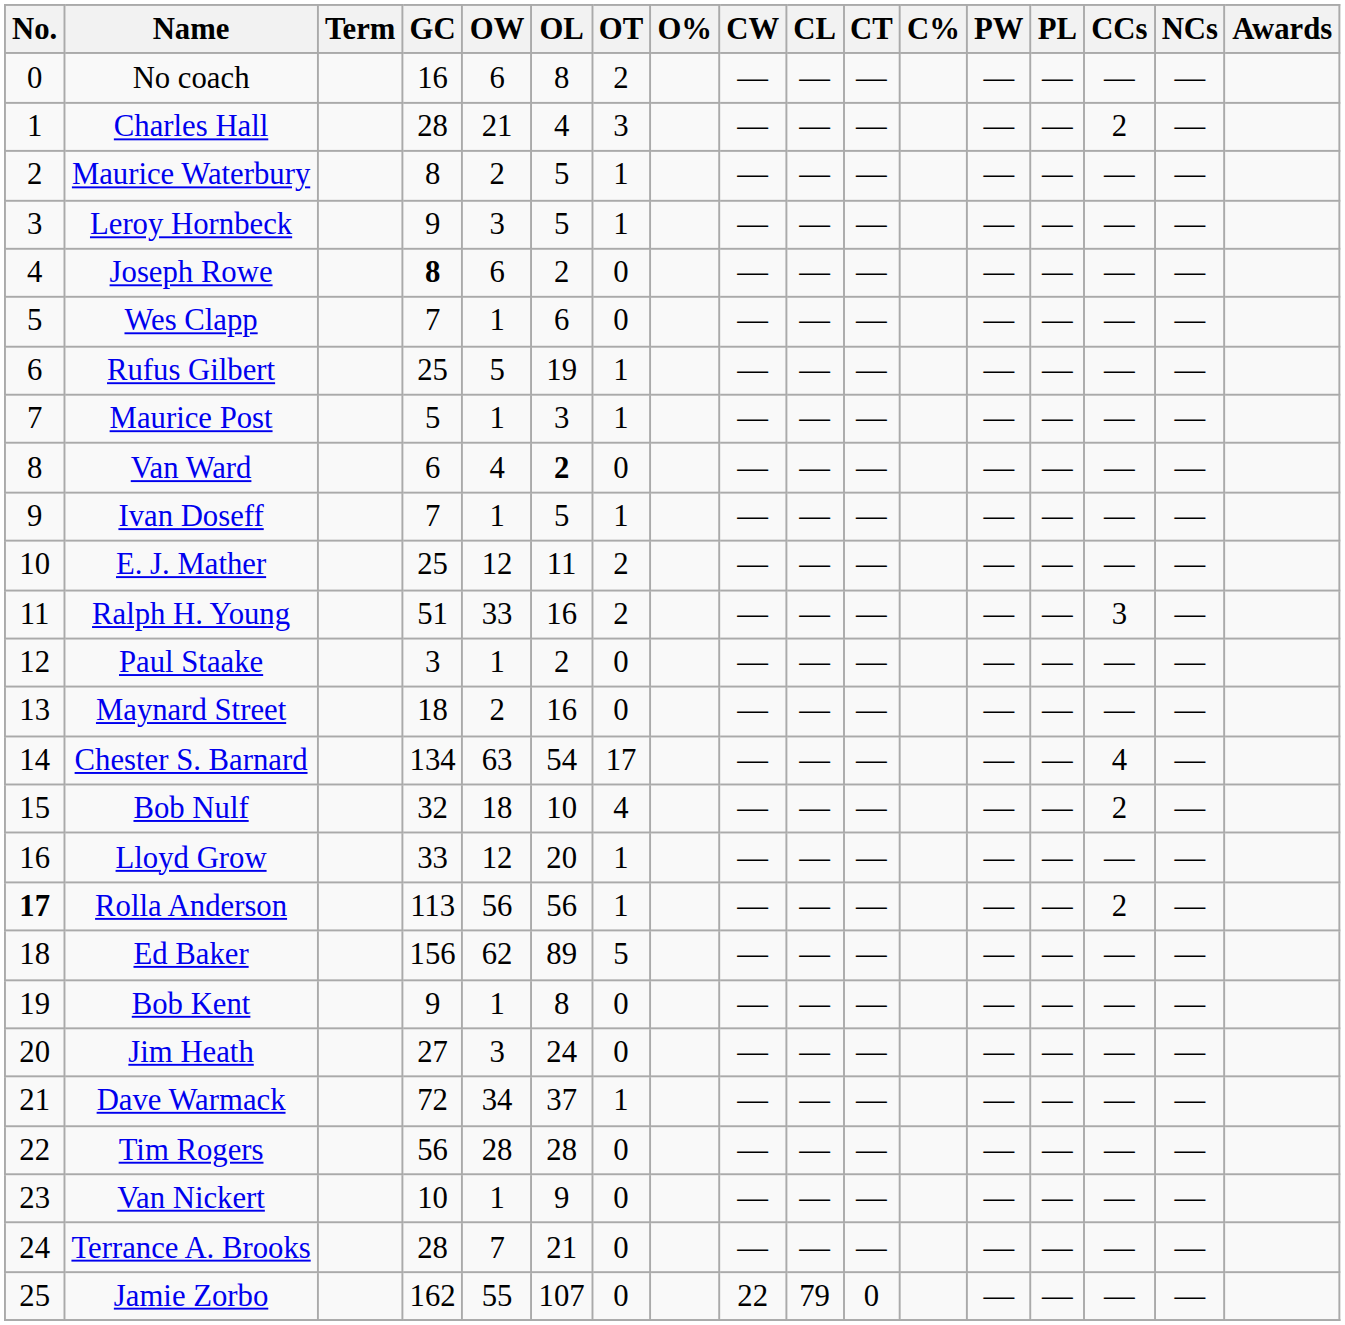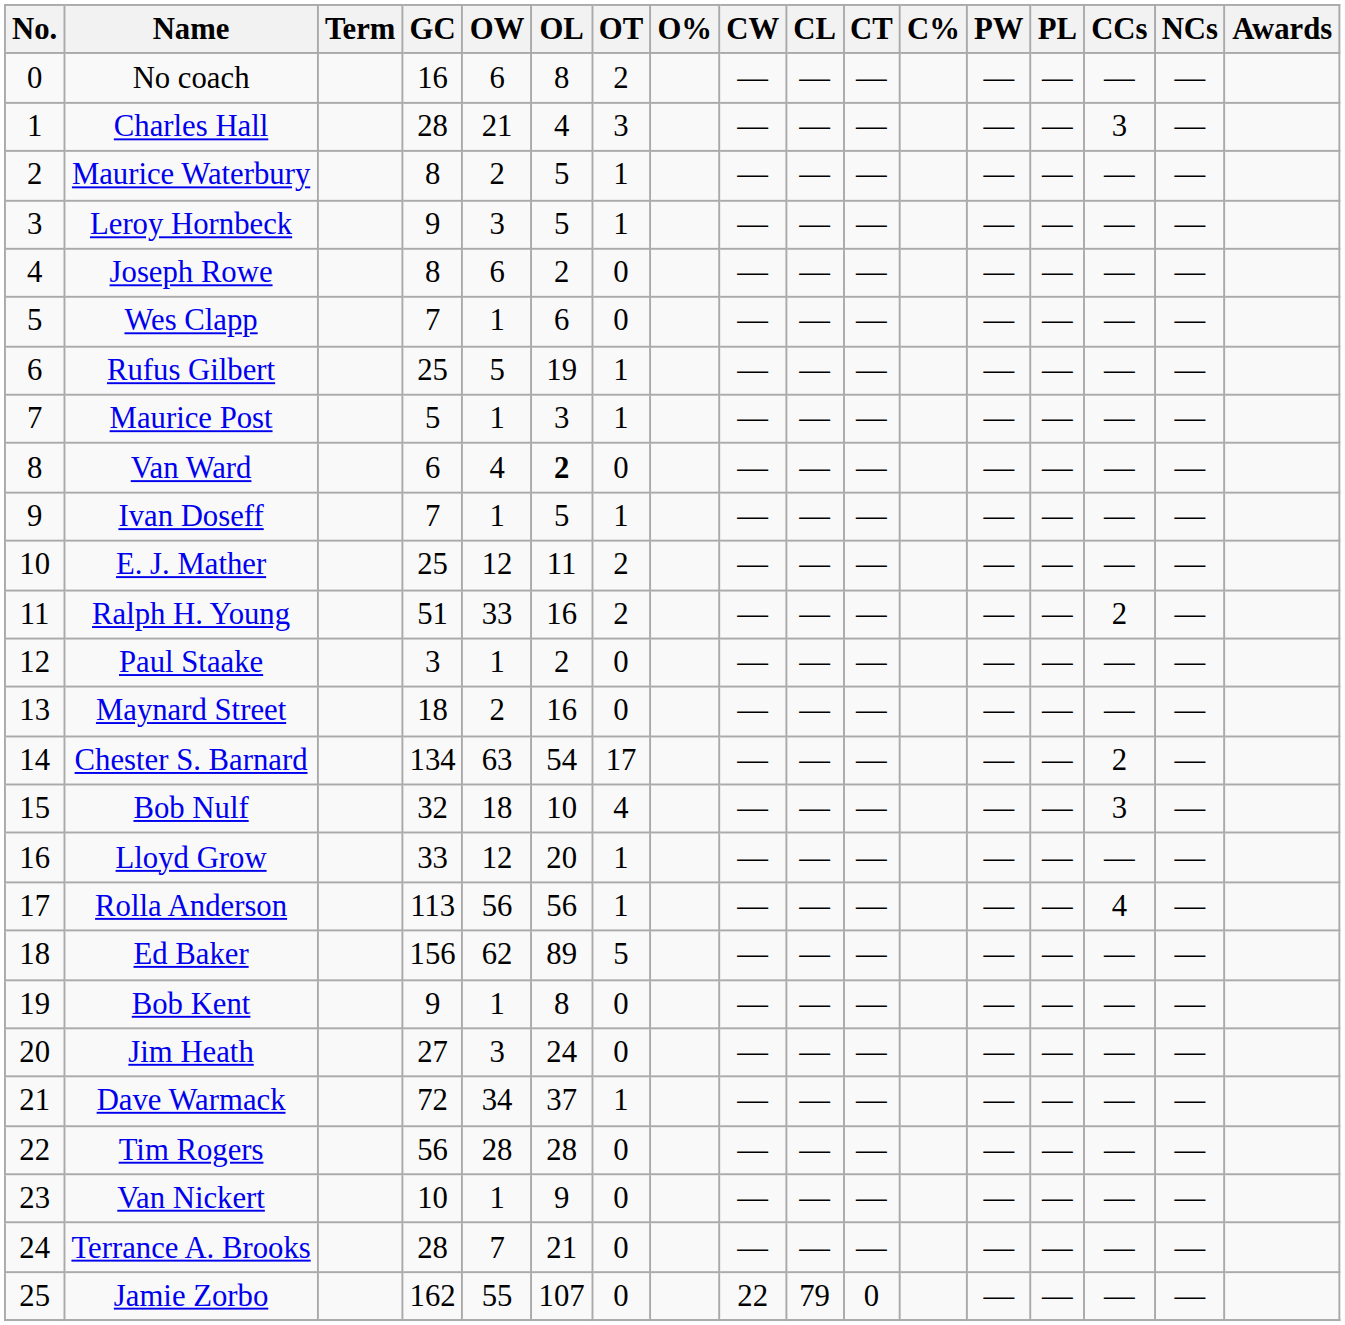(1119, 126) 2 -> (1119, 126) 3
(433, 272) bold -> (433, 272) normal
(1119, 613) 3 -> (1119, 613) 2
(1119, 759) 4 -> (1119, 759) 2
(1119, 808) 2 -> (1119, 808) 3
(35, 905) bold -> (35, 905) normal
(1119, 905) 2 -> (1119, 905) 4
